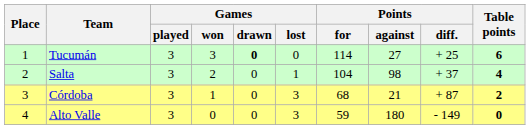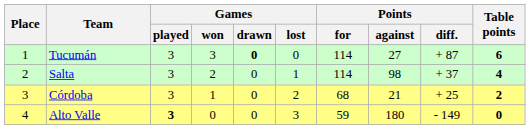(447, 54) + 25 -> (447, 54) + 87
(343, 74) 104 -> (343, 74) 114
(296, 94) 3 -> (296, 94) 2
(447, 94) + 87 -> (447, 94) + 25
(171, 114) normal -> (171, 114) bold
